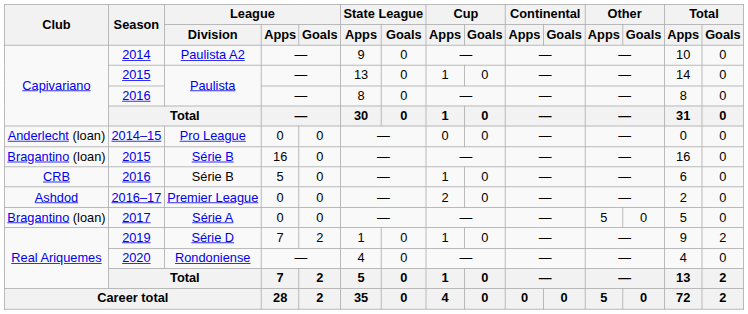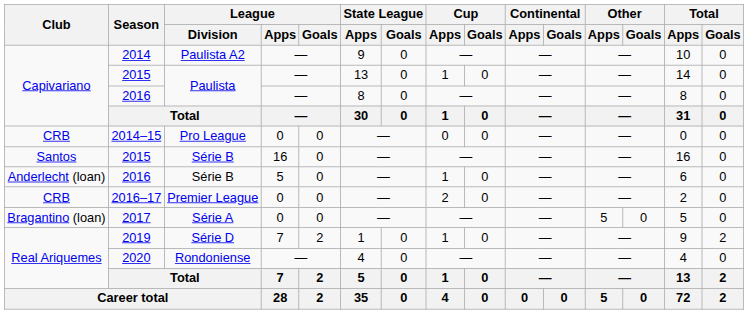(56, 136) Anderlecht (loan) -> (56, 136) CRB
(56, 156) Bragantino (loan) -> (56, 156) Santos
(56, 177) CRB -> (56, 177) Anderlecht (loan)
(56, 197) Ashdod -> (56, 197) CRB
